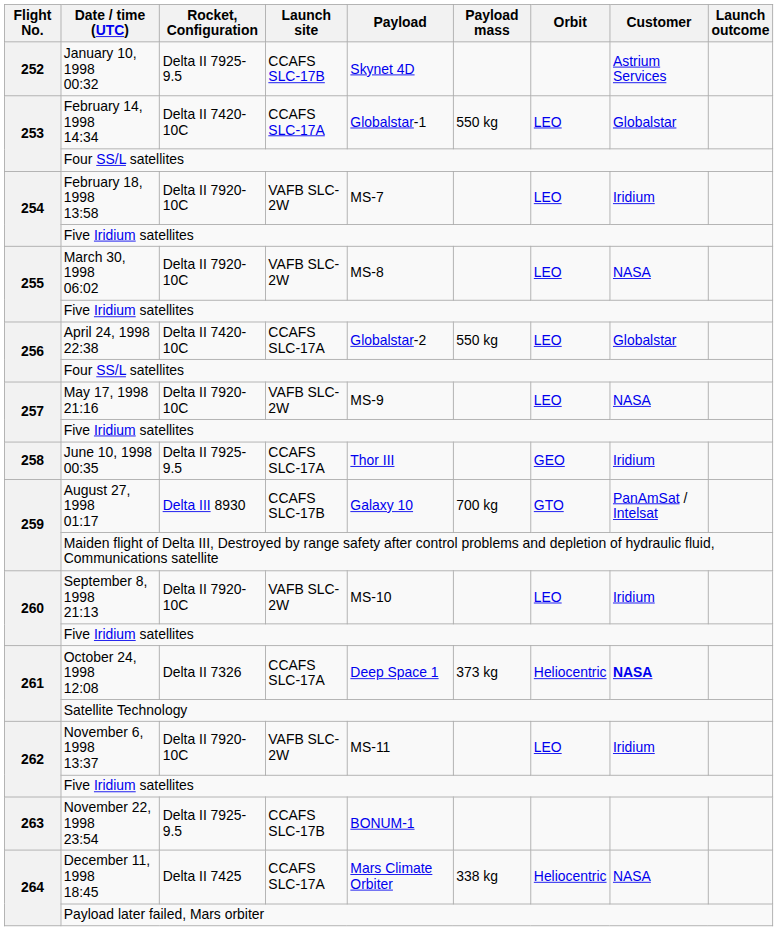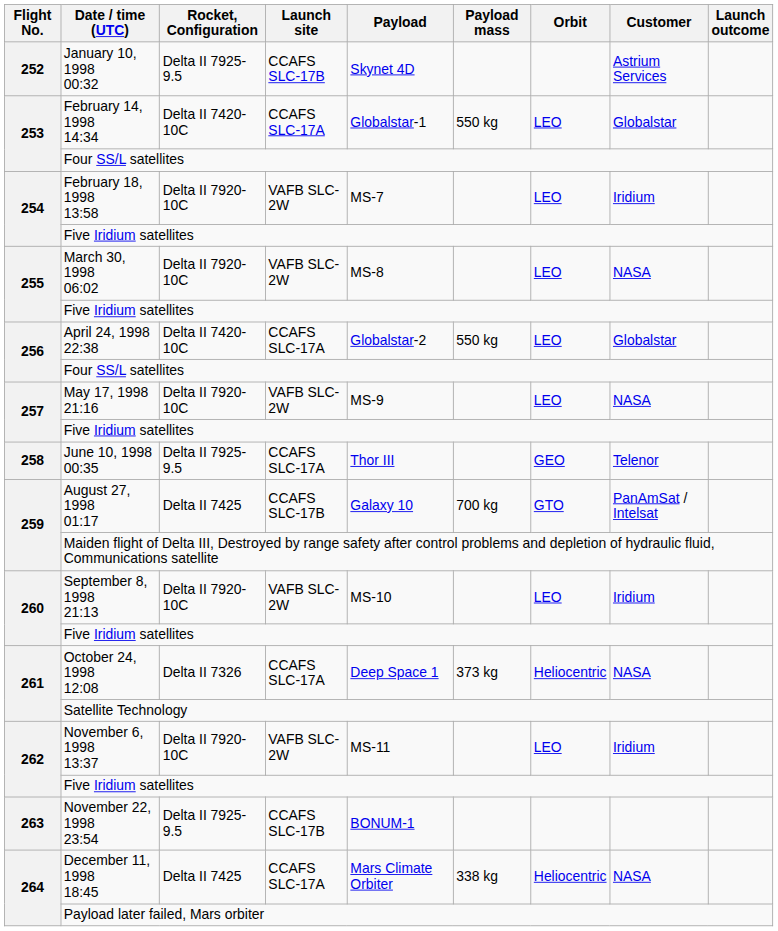(634, 460) Iridium -> (636, 460) Telenor
(204, 506) Delta III 8930 -> (202, 506) Delta II 7425
(633, 672) bold -> (632, 672) normal
